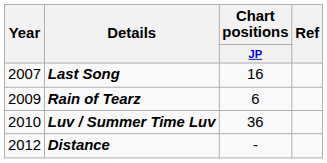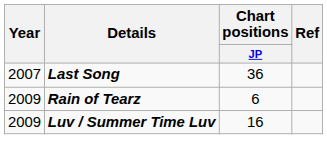(255, 75) 16 -> (255, 75) 36
(24, 122) 2010 -> (24, 122) 2009
(255, 122) 36 -> (255, 122) 16
- row: (79, 145)
